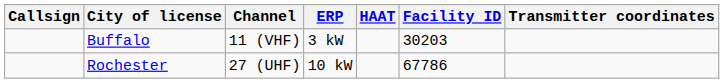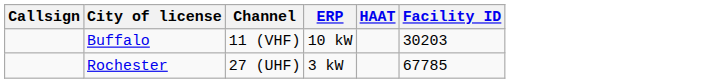- column: (612, 17)
(326, 41) 3 kW -> (330, 41) 10 kW
(330, 65) 10 kW -> (326, 65) 3 kW
(425, 65) 67786 -> (425, 65) 67785
